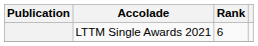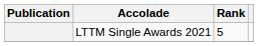(220, 32) 6 -> (220, 32) 5
